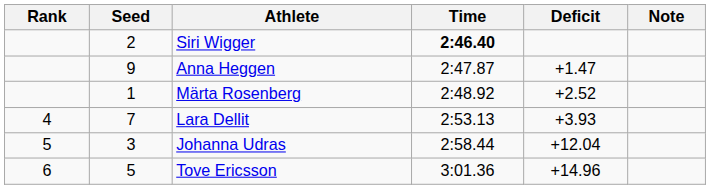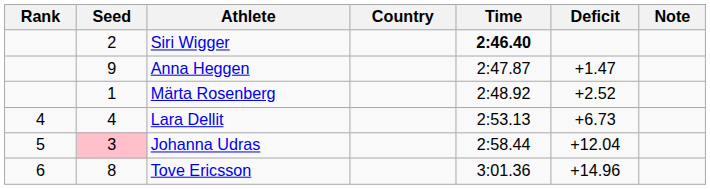+ column: (403, 17)
(131, 119) 7 -> (112, 119) 4
(576, 119) +3.93 -> (595, 119) +6.73
(131, 145) no background -> (112, 145) pink background
(131, 171) 5 -> (112, 171) 8
